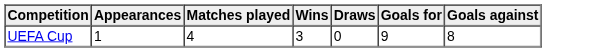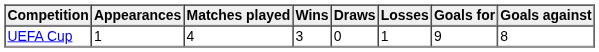+ column: (405, 15)
